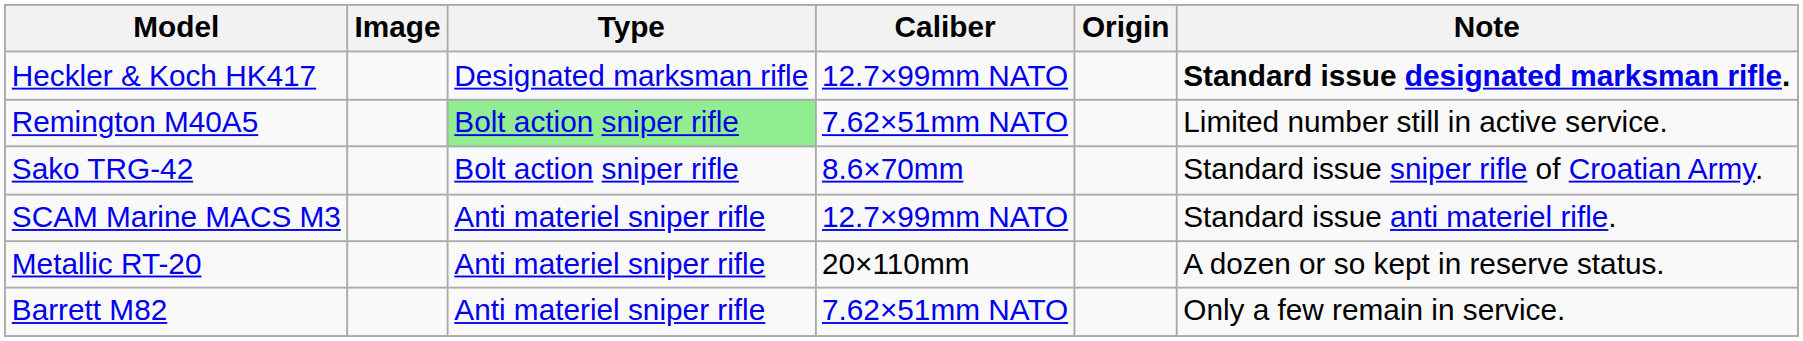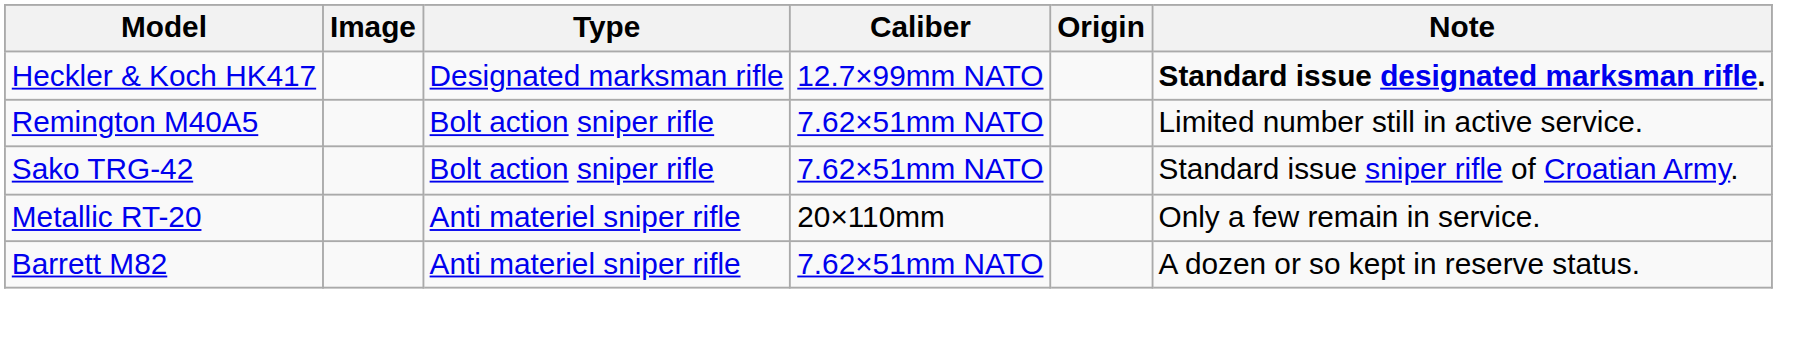(597, 122) lightgreen background -> (572, 122) no background
(893, 169) 8.6×70mm -> (920, 169) 7.62×51mm NATO
- row: (176, 216)
(1424, 264) A dozen or so kept in reserve status. -> (1350, 216) Only a few remain in service.
(1374, 311) Only a few remain in service. -> (1399, 264) A dozen or so kept in reserve status.
